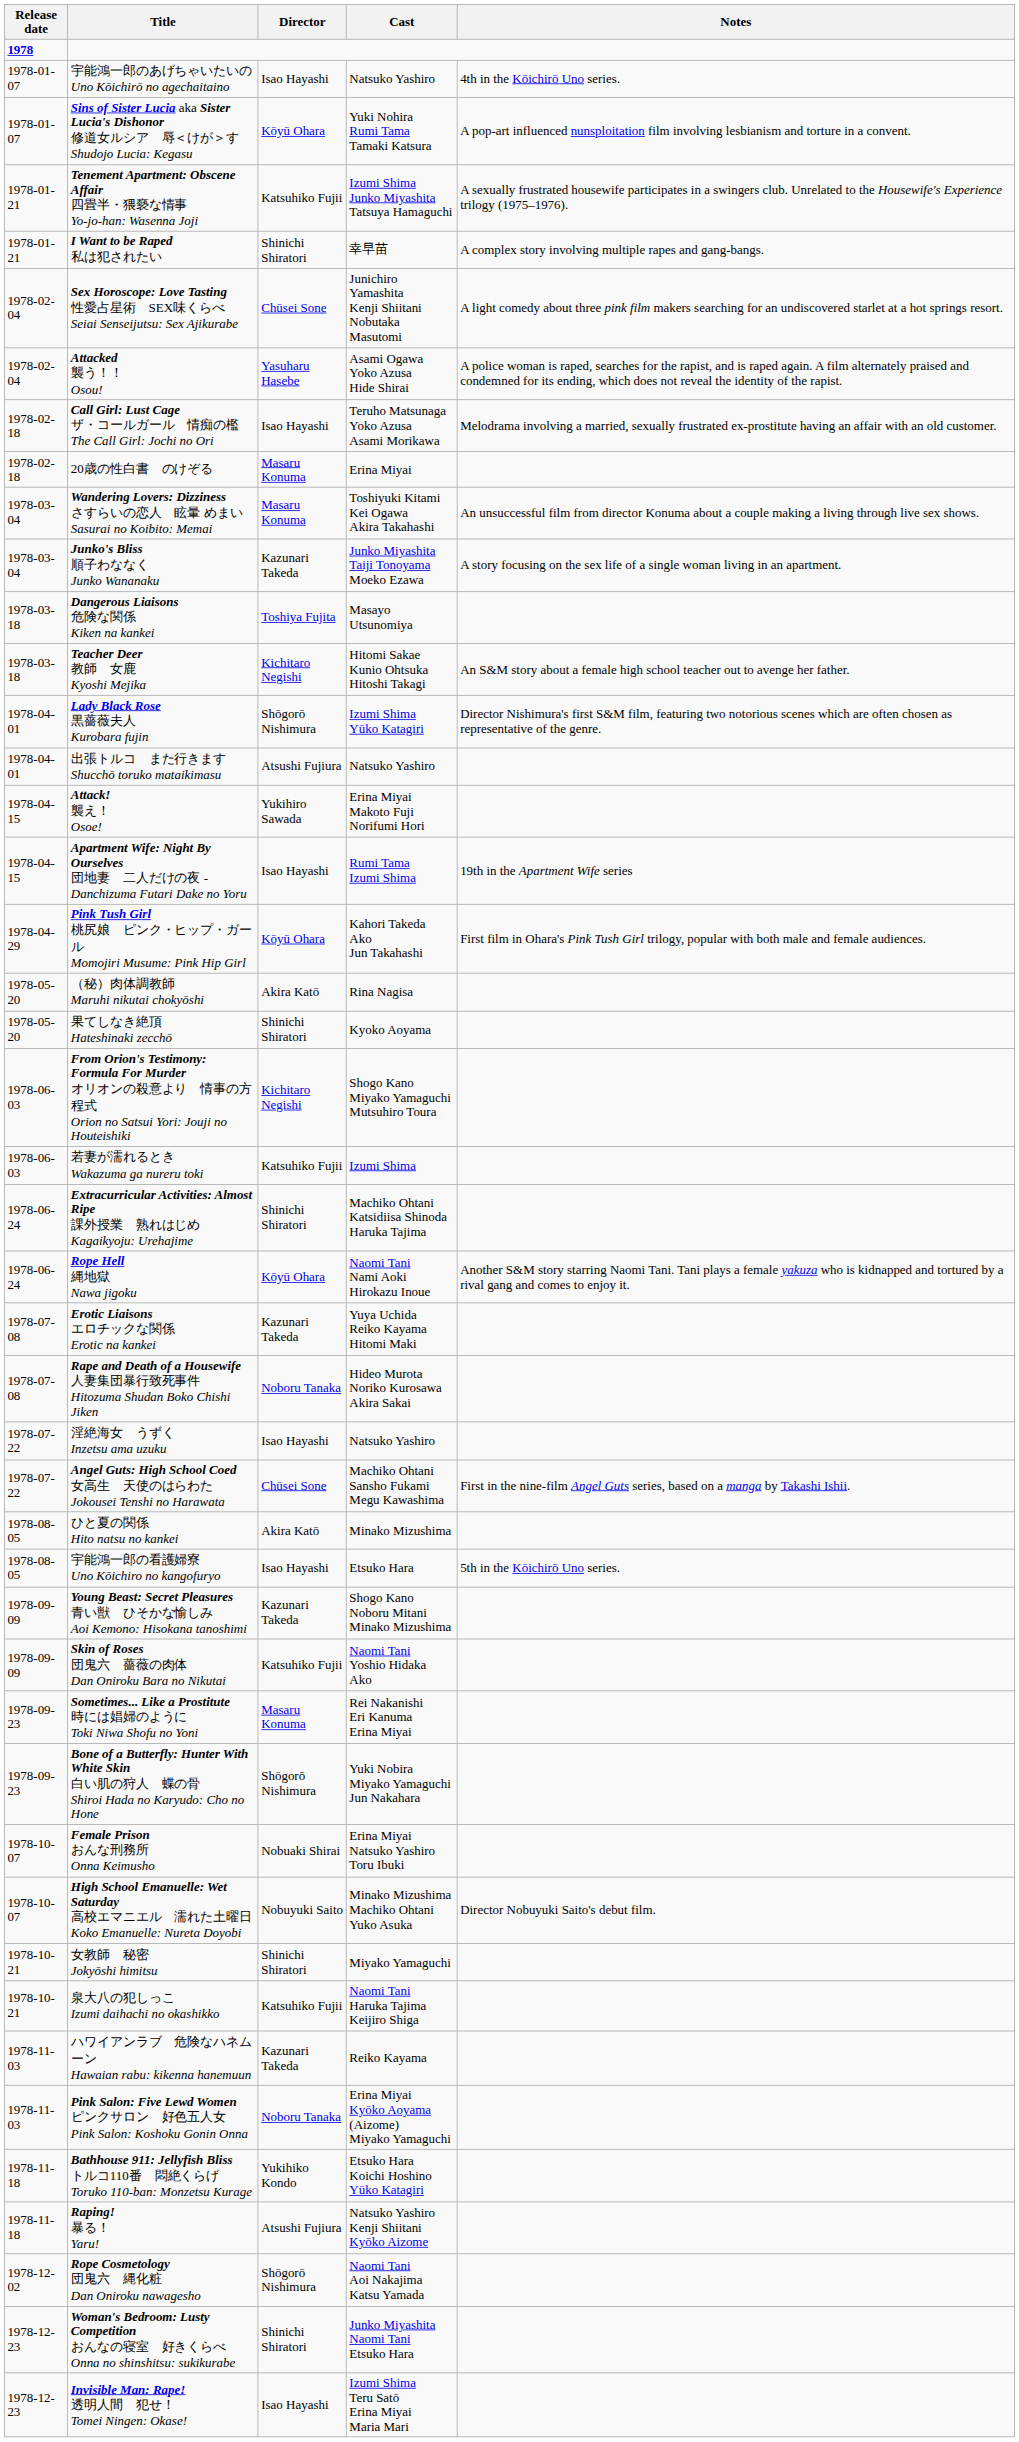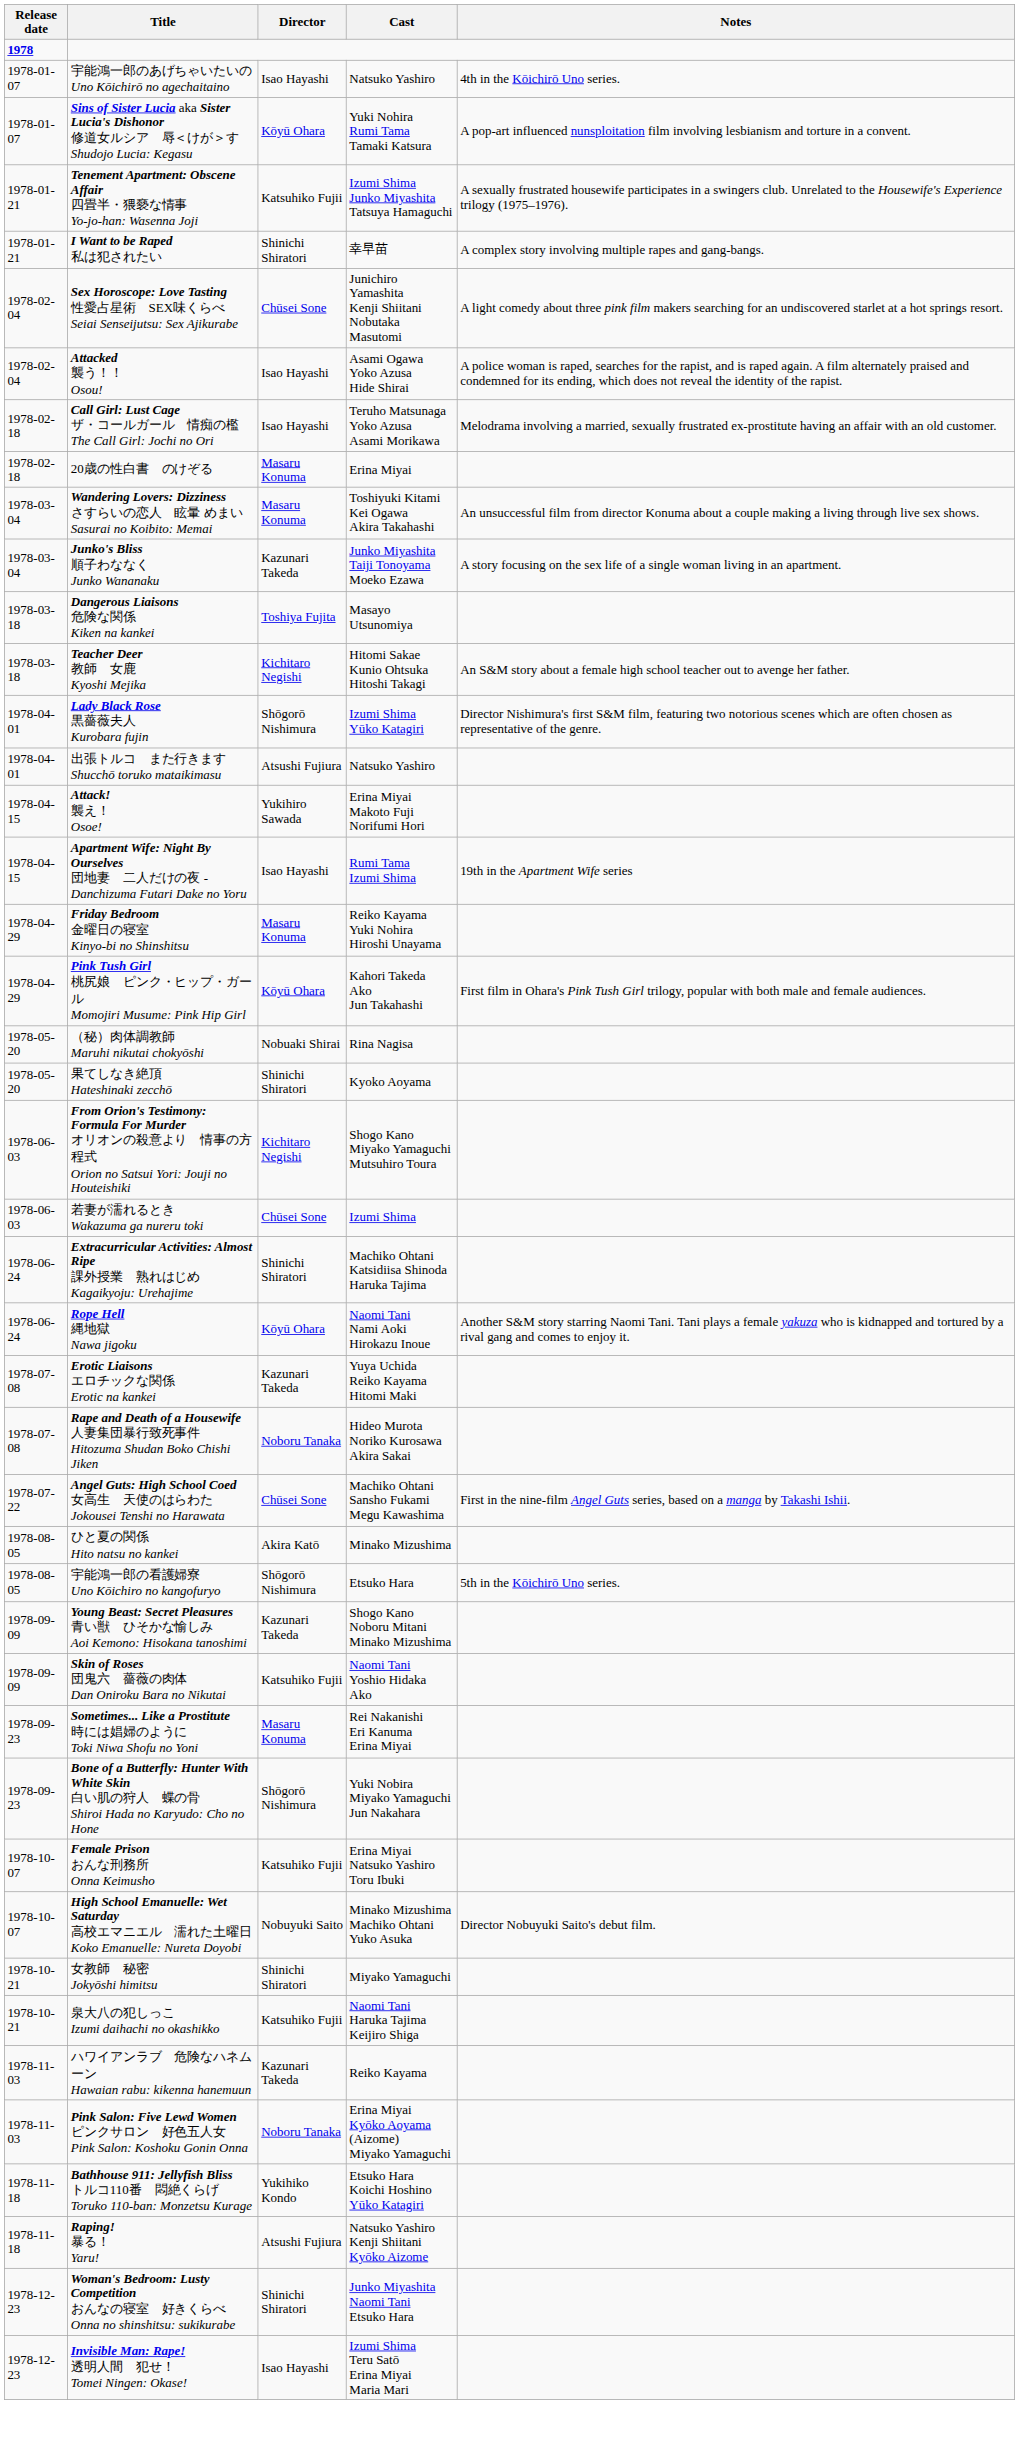(285, 373) Yasuharu Hasebe -> (295, 373) Isao Hayashi
+ row: (130, 930)
(290, 992) Akira Katō -> (301, 1044) Nobuaki Shirai
(302, 1165) Katsuhiko Fujii -> (294, 1217) Chūsei Sone
- row: (123, 1441)
(295, 1568) Isao Hayashi -> (289, 1582) Shōgorō Nishimura
(301, 1850) Nobuaki Shirai -> (302, 1865) Katsuhiko Fujii
- row: (136, 2280)
